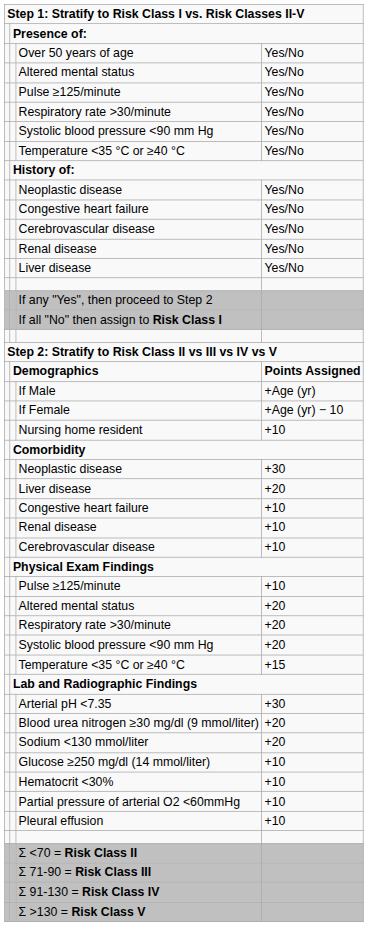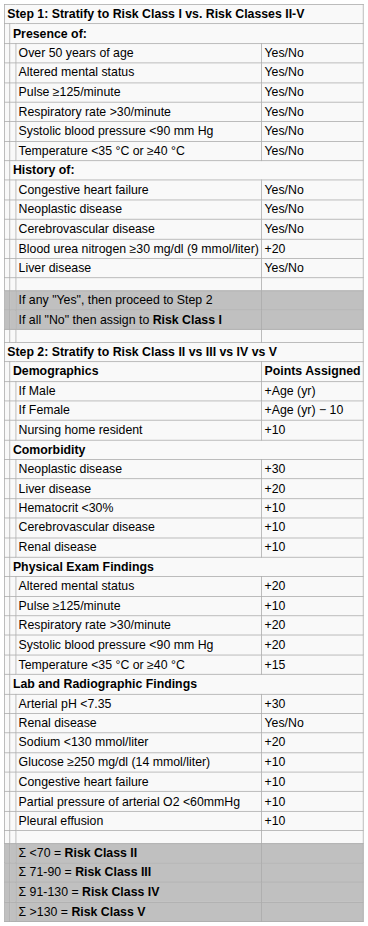rows swapped: (70, 190) <-> (84, 209)
rows swapped: (58, 248) <-> (139, 723)
rows swapped: (84, 508) <-> (66, 781)
rows swapped: (87, 547) <-> (58, 527)
rows swapped: (76, 606) <-> (70, 586)
